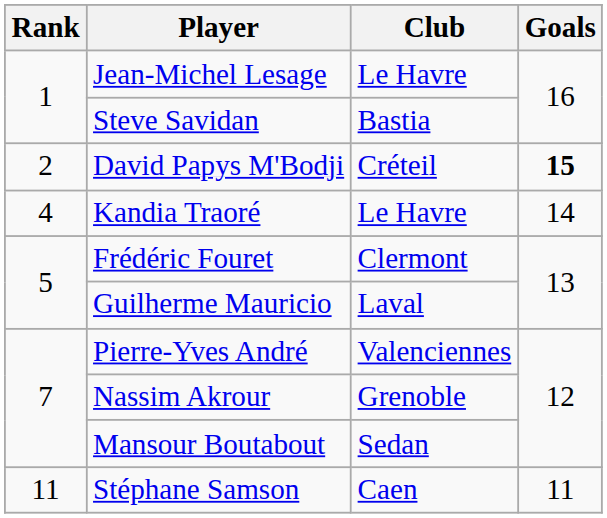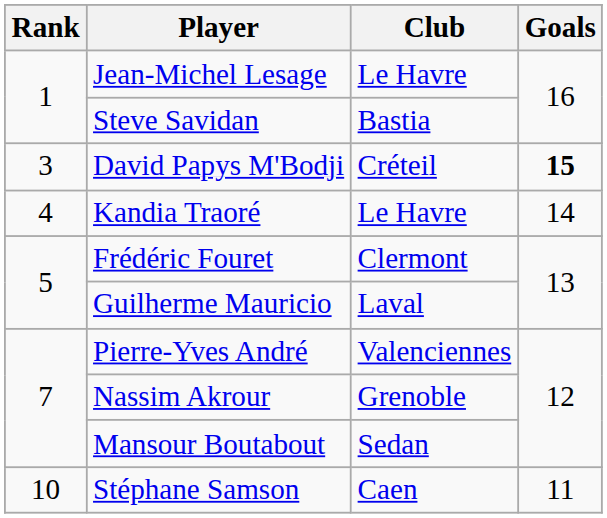(46, 166) 2 -> (46, 166) 3
(46, 489) 11 -> (46, 489) 10
